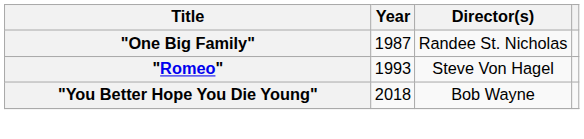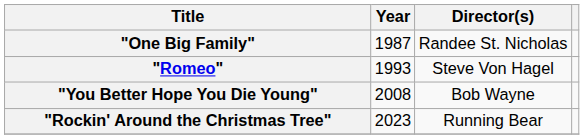(393, 95) 2018 -> (393, 95) 2008
+ row: (188, 120)
